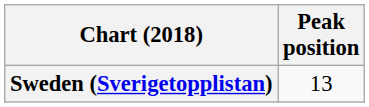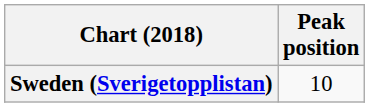(321, 83) 13 -> (321, 83) 10
